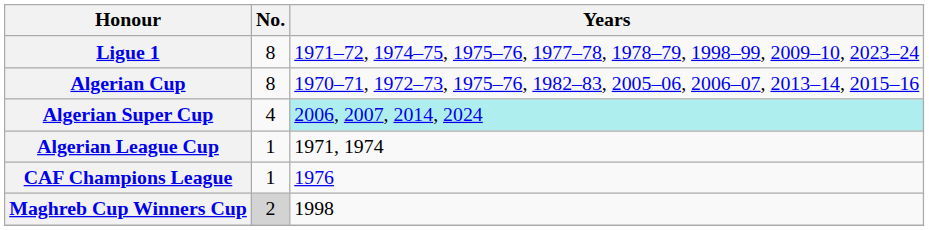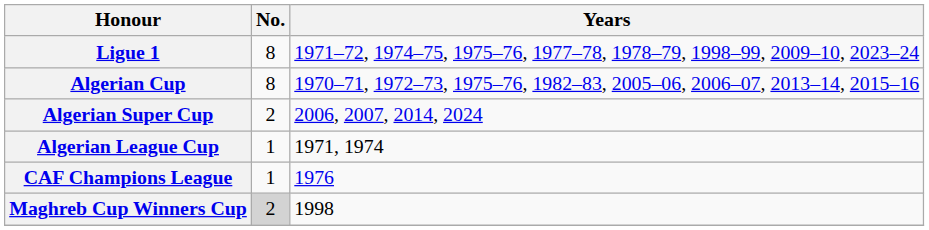(271, 114) 4 -> (271, 114) 2
(389, 114) paleturquoise background -> (389, 114) no background
